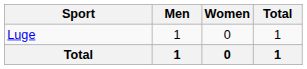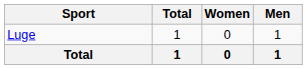columns swapped: (177, 14) <-> (278, 14)
